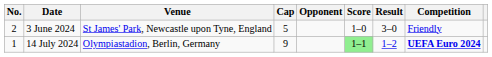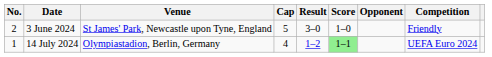columns swapped: (321, 12) <-> (389, 12)
(286, 44) 9 -> (286, 44) 4
(444, 44) bold -> (442, 44) normal
